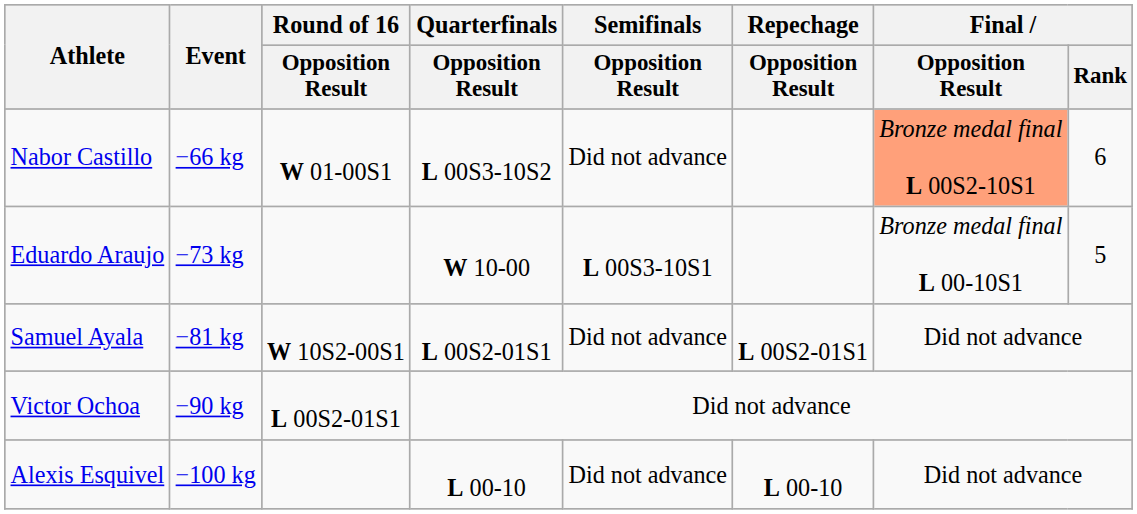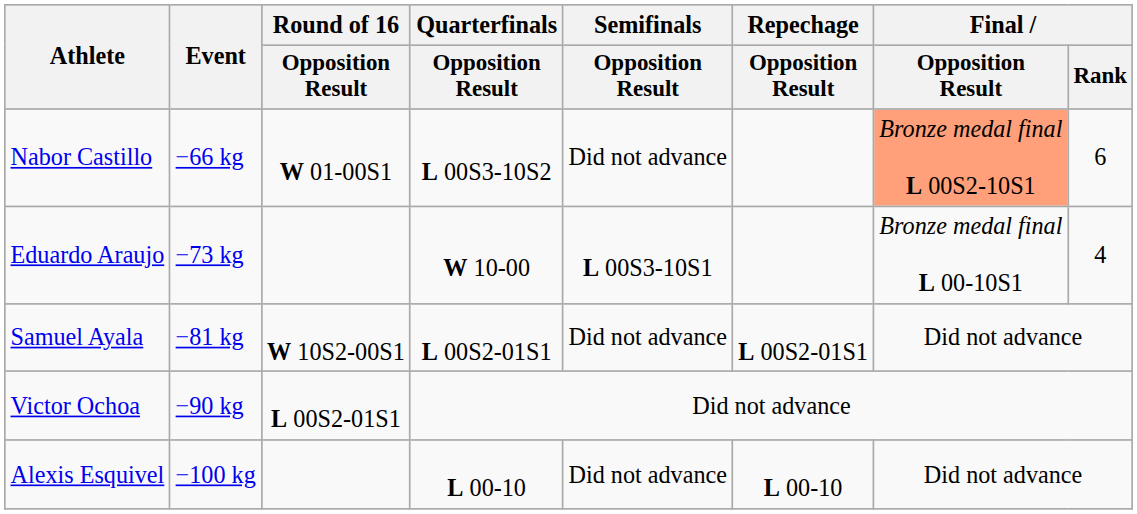(1100, 254) 5 -> (1100, 254) 4
